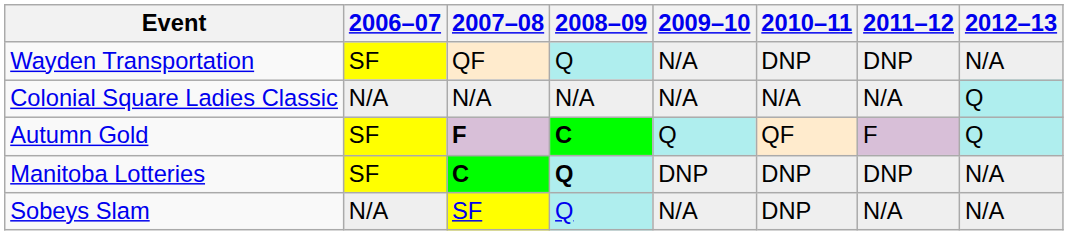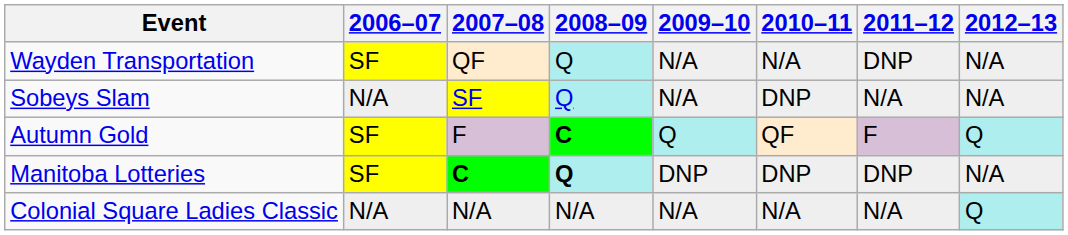(786, 60) DNP -> (781, 60) N/A
rows swapped: (80, 211) <-> (174, 98)
(459, 135) bold -> (459, 135) normal
